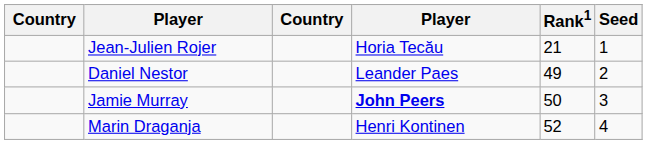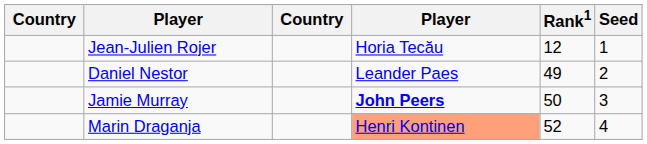(553, 48) 21 -> (553, 48) 12
(410, 126) no background -> (410, 126) lightsalmon background
